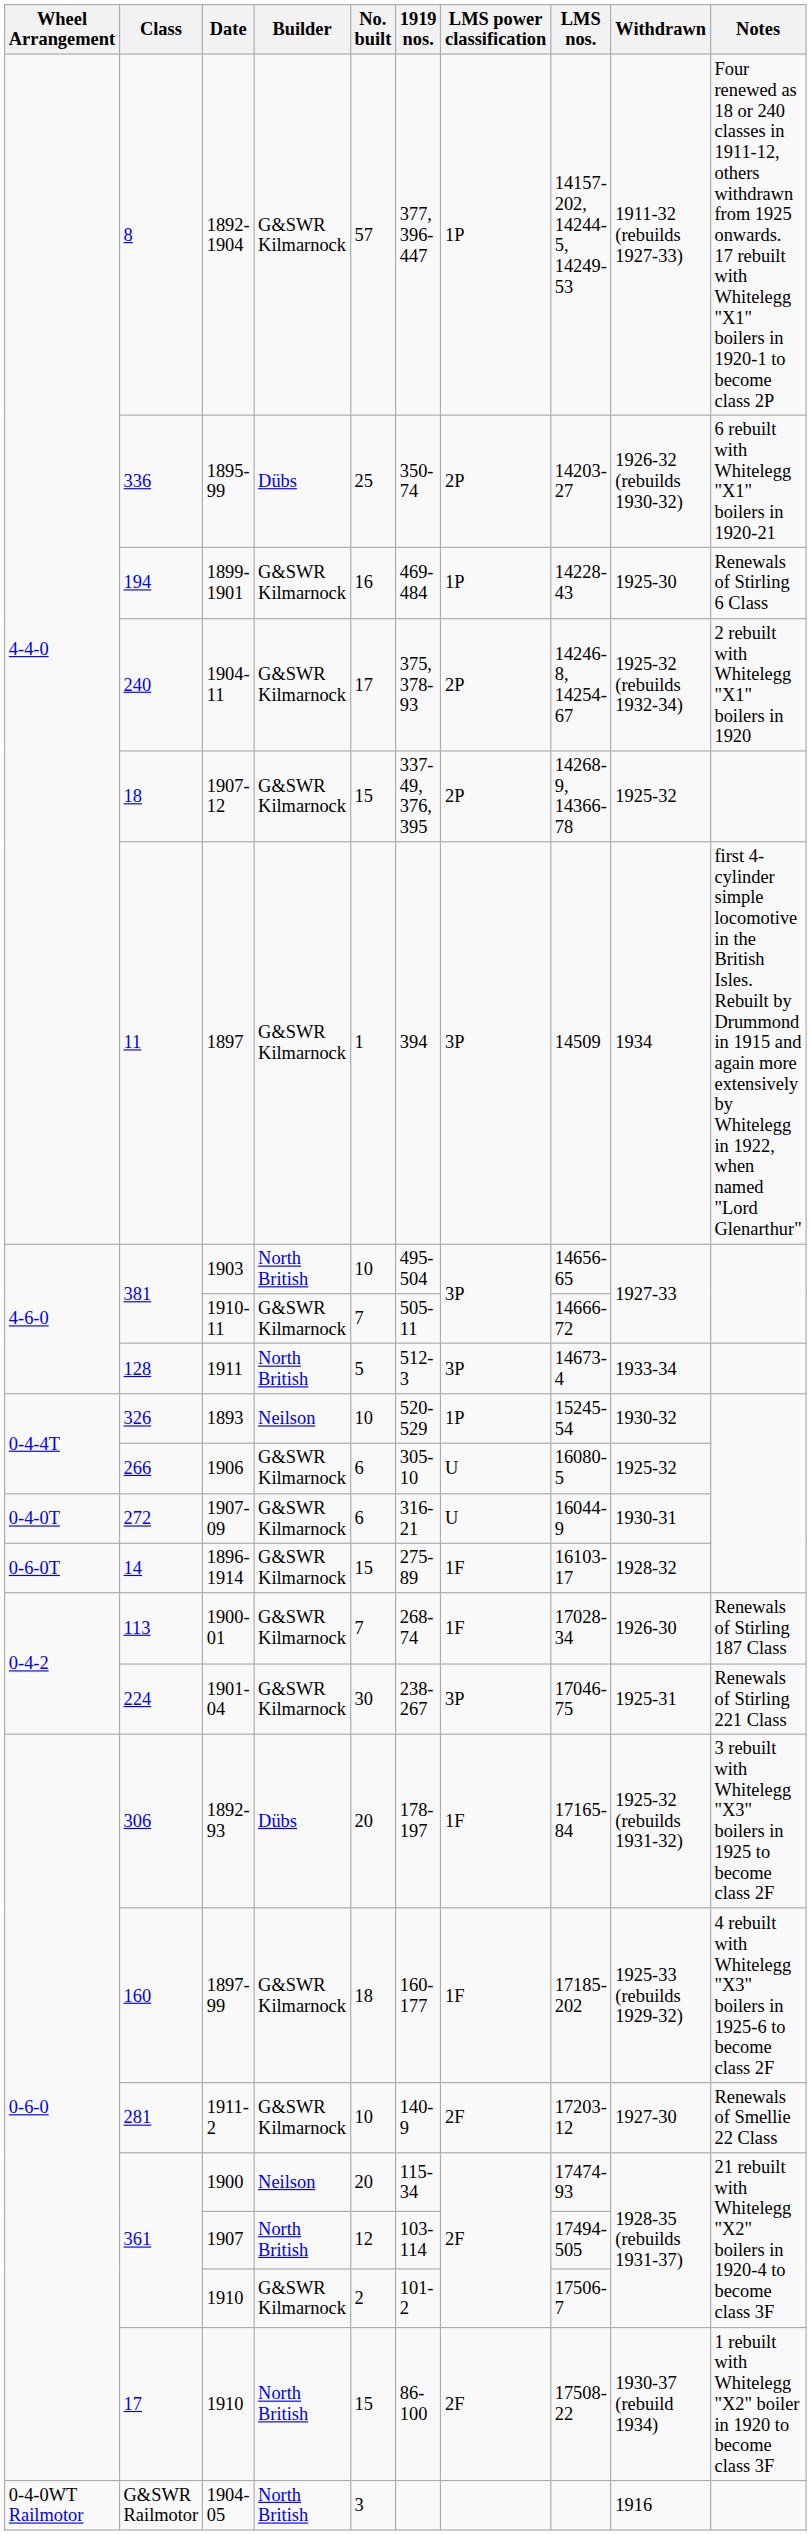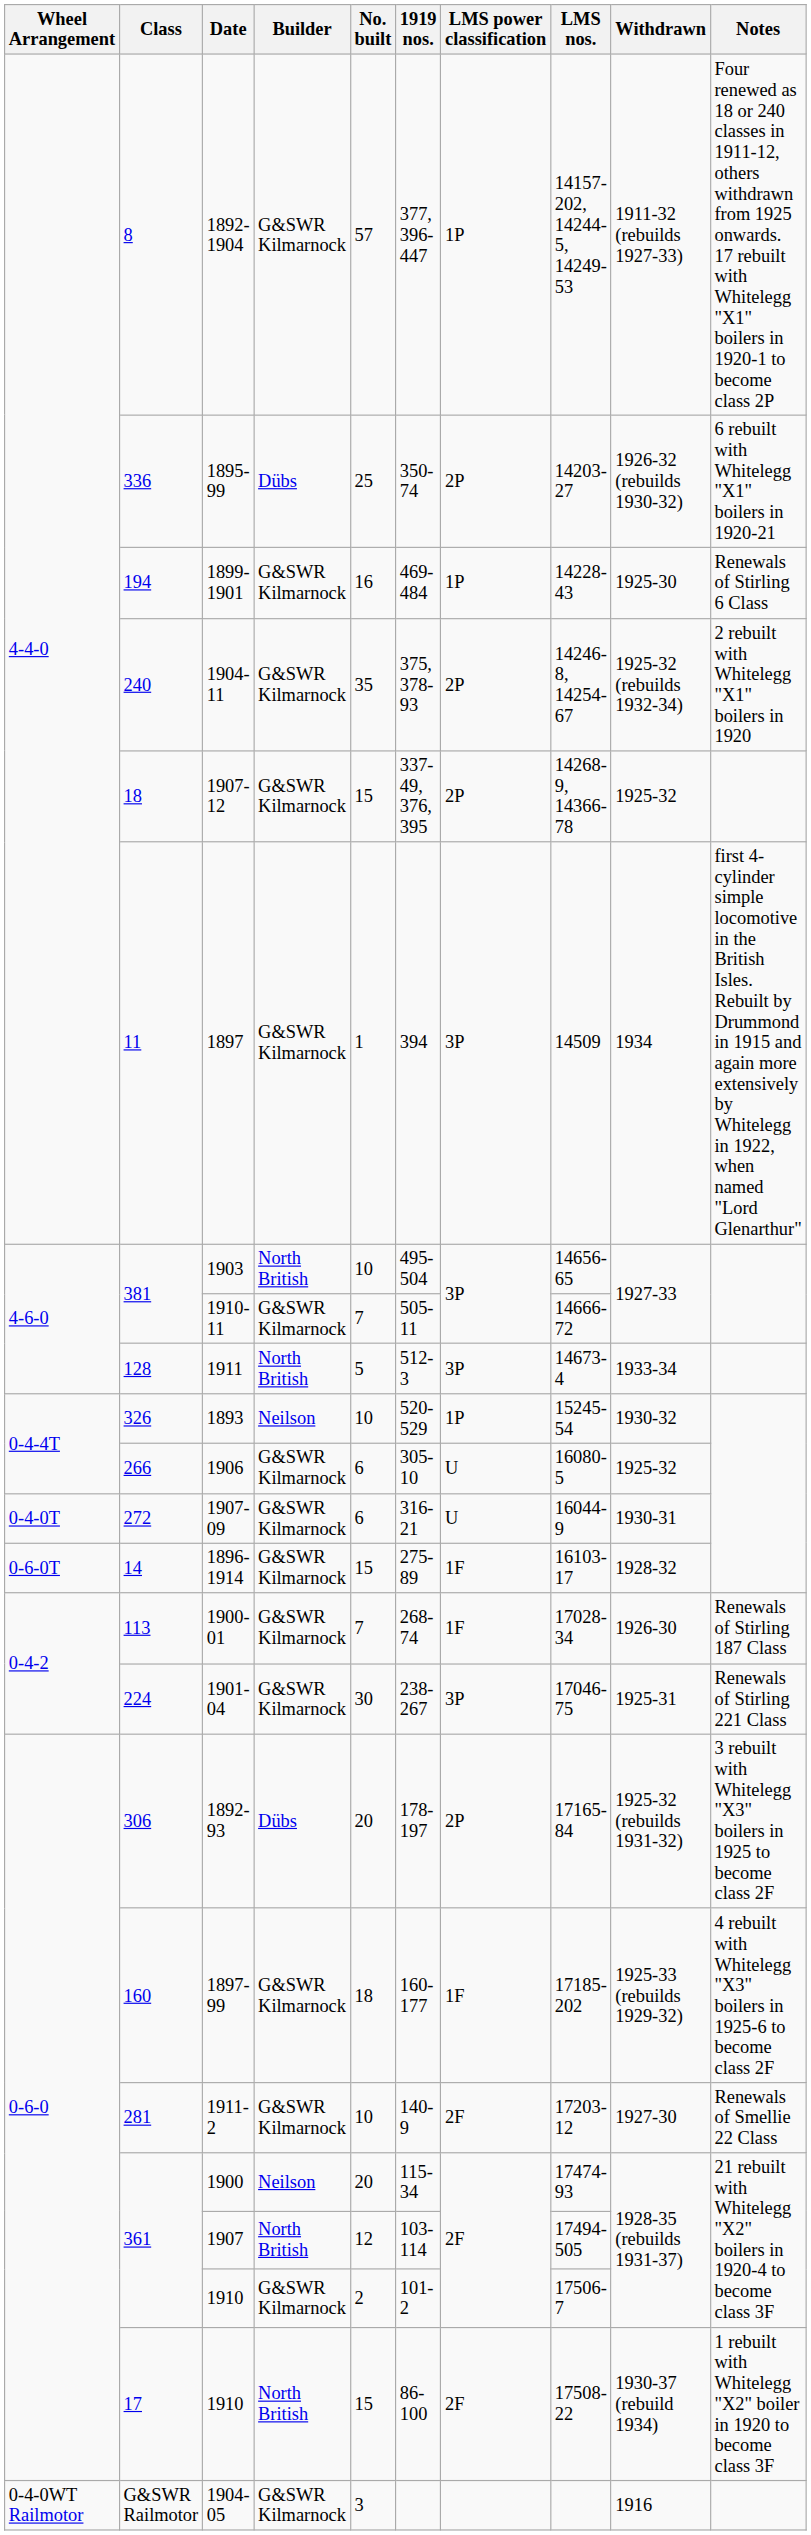(364, 684) 17 -> (364, 684) 35
(455, 1821) 1F -> (455, 1821) 2P
(283, 2505) North British -> (302, 2505) G&SWR Kilmarnock
